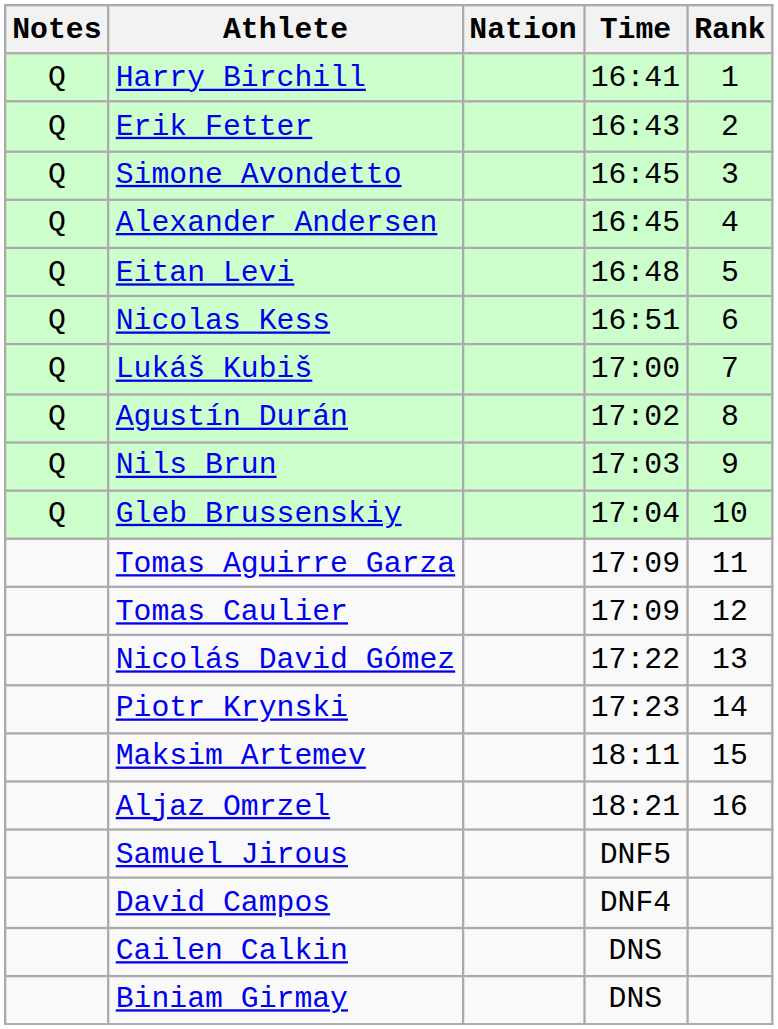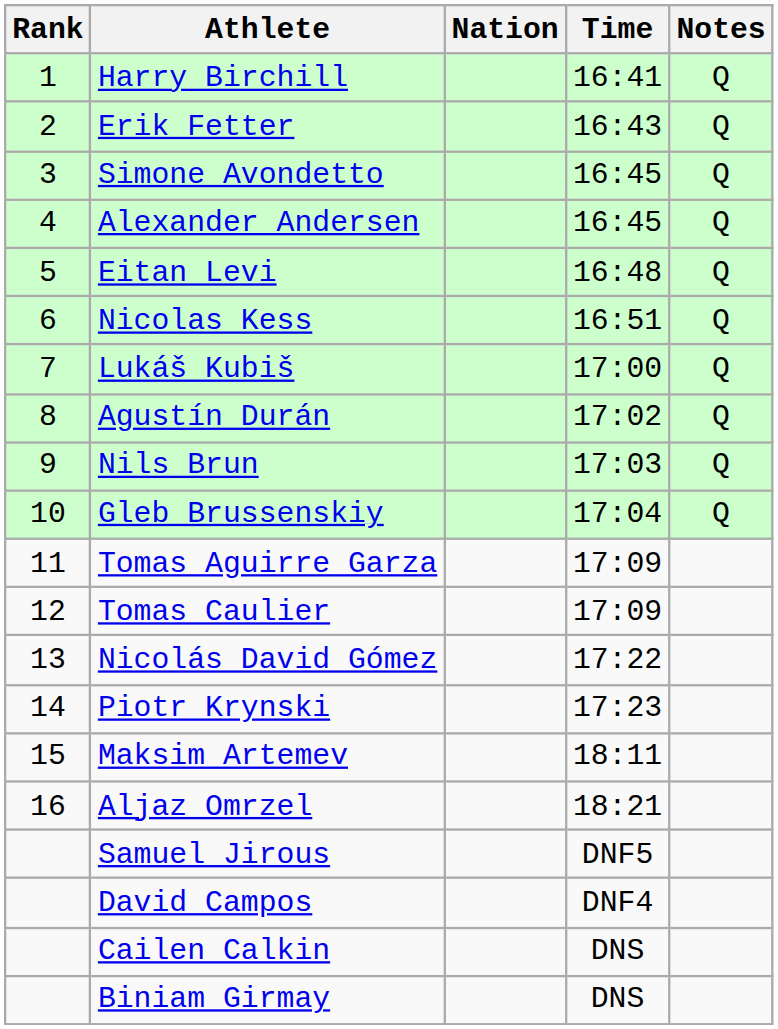columns swapped: (730, 29) <-> (57, 29)
